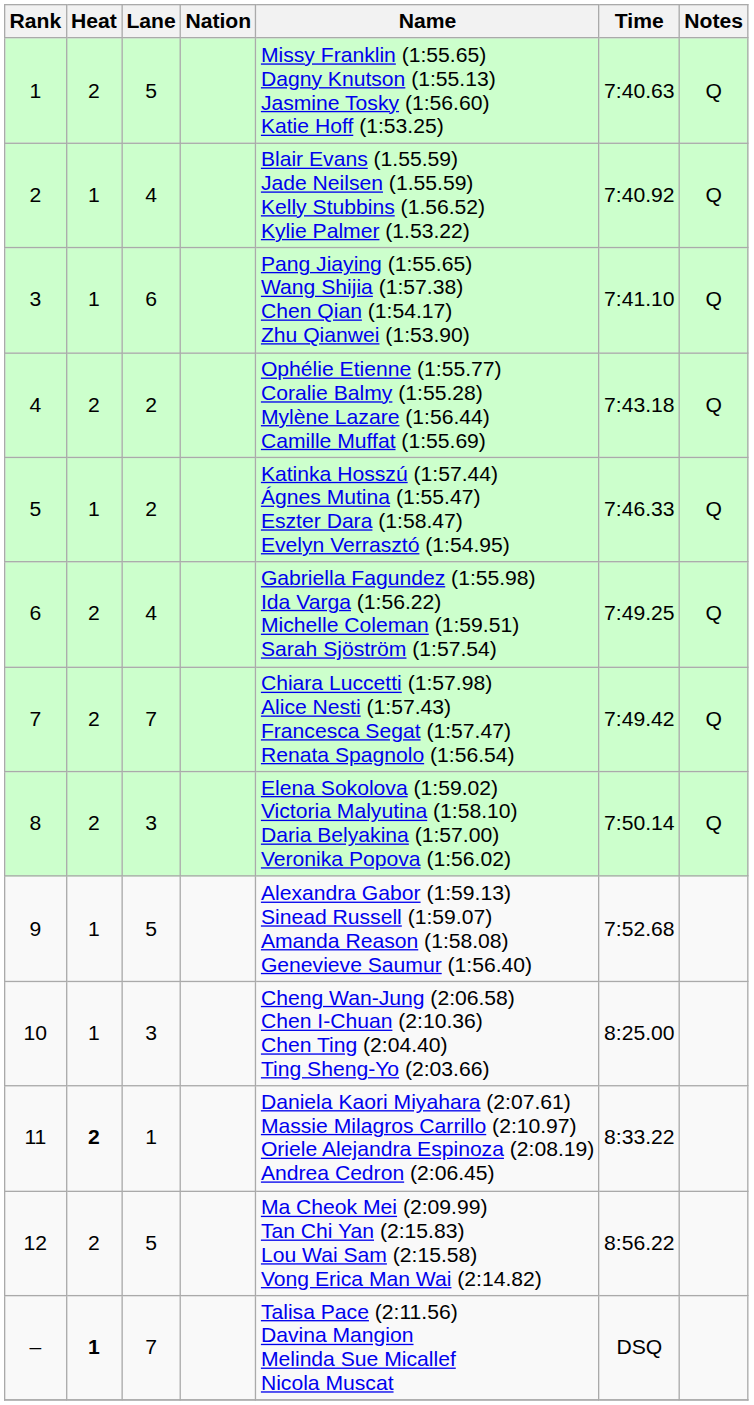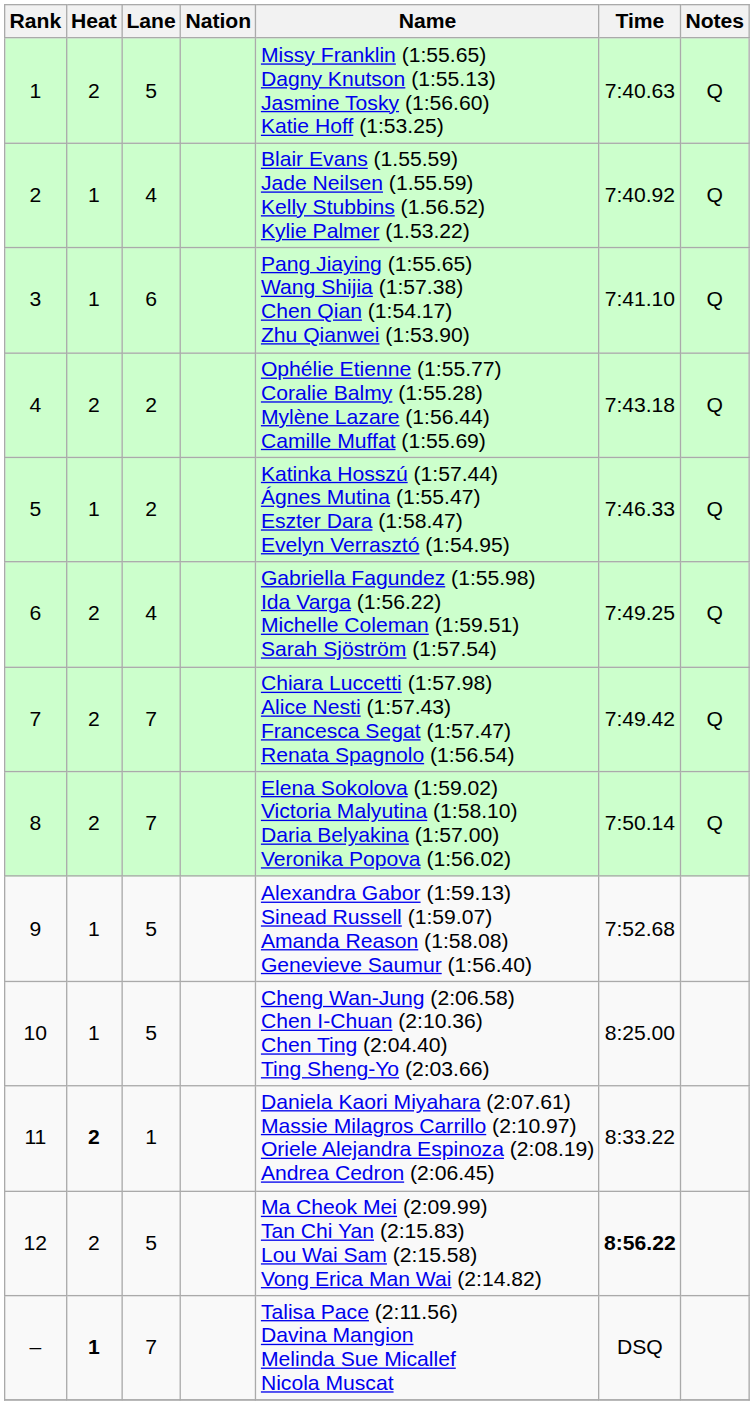(151, 823) 3 -> (151, 823) 7
(151, 1033) 3 -> (151, 1033) 5
(639, 1242) normal -> (640, 1242) bold
